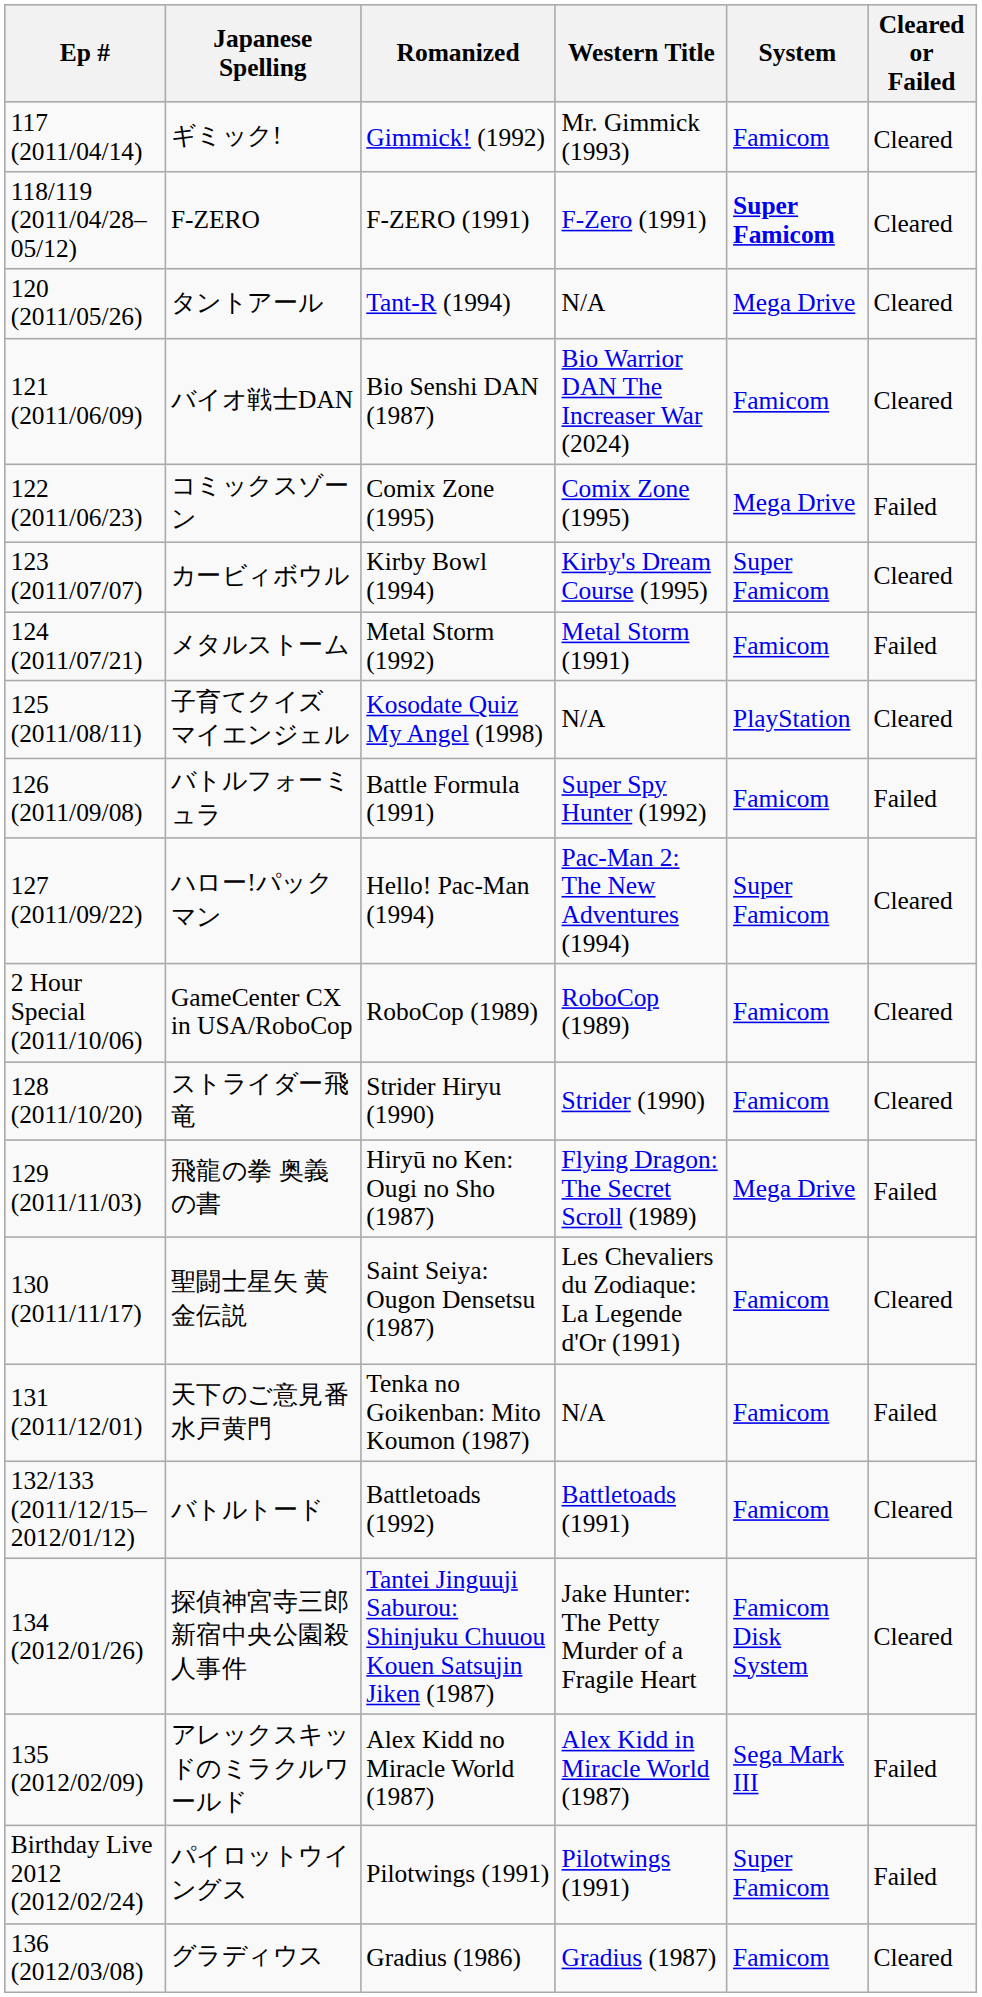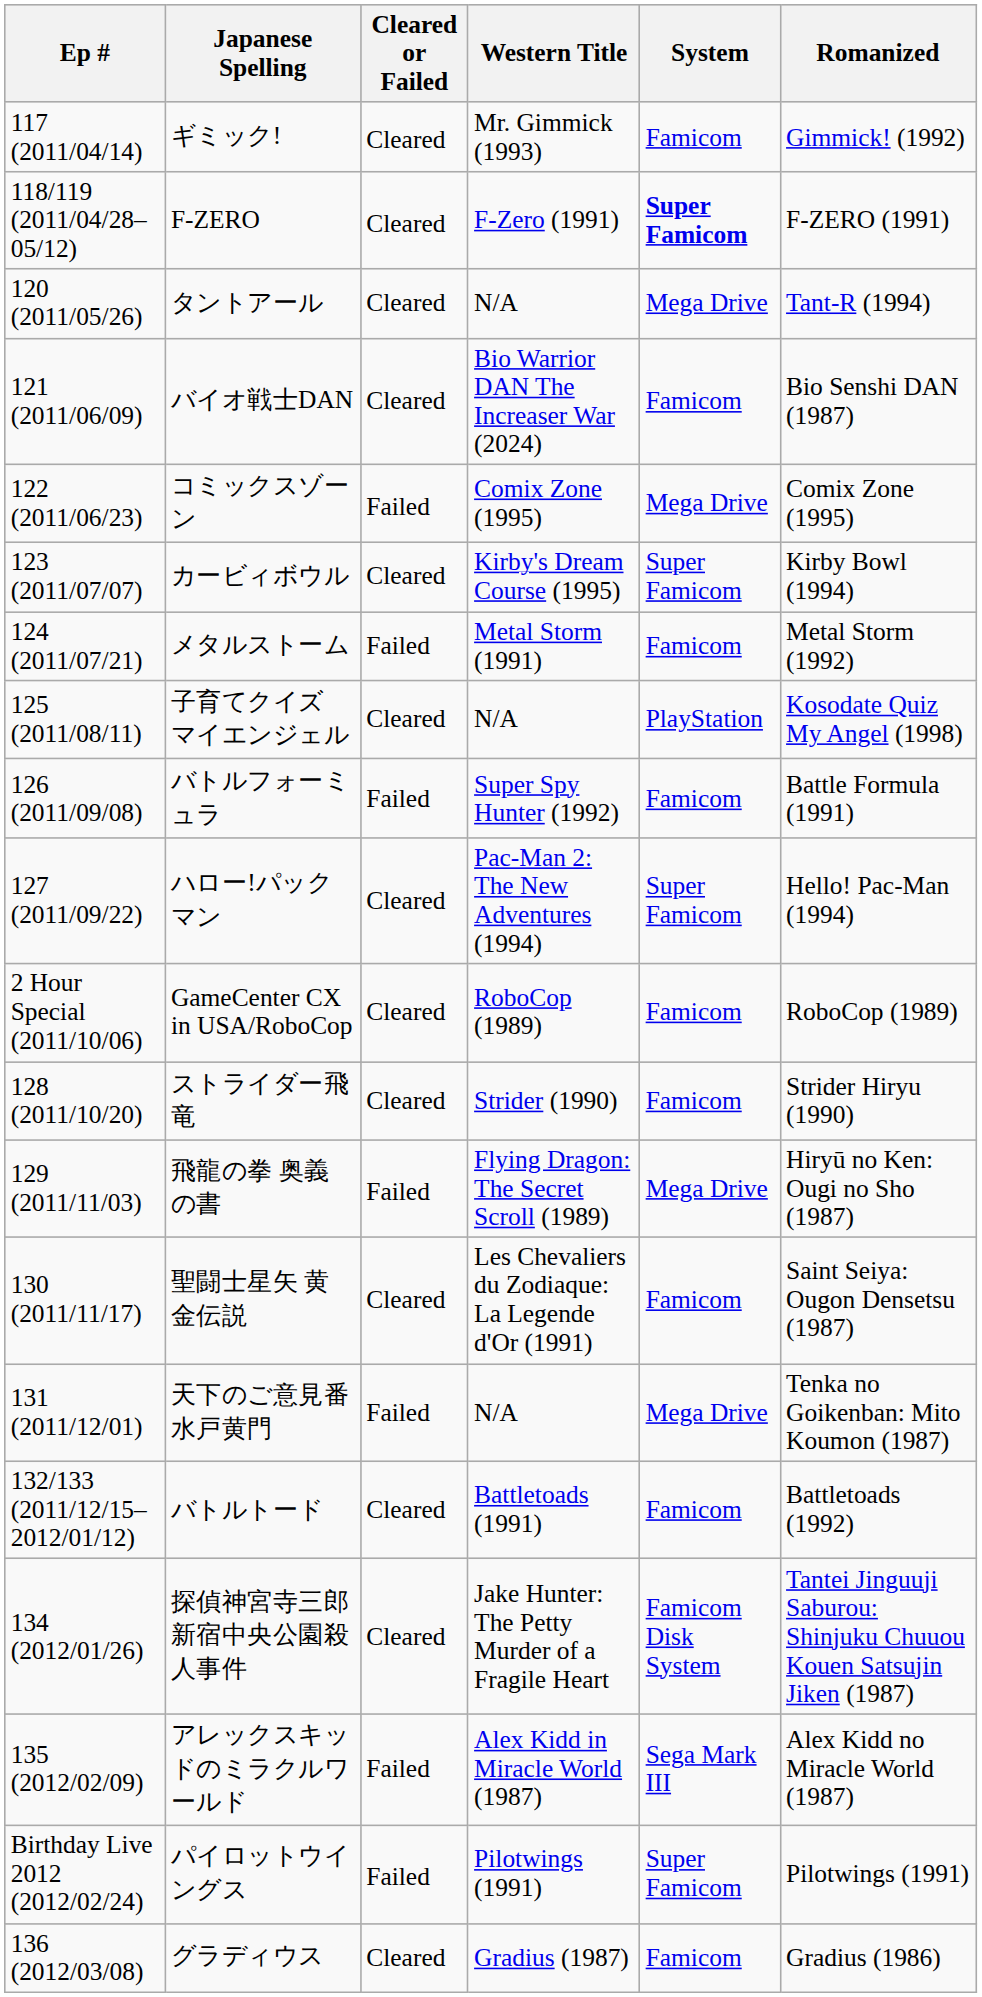columns swapped: (458, 53) <-> (922, 53)
(781, 1412) Famicom -> (707, 1412) Mega Drive
